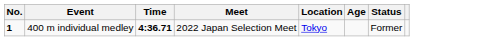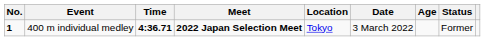+ column: (383, 12)
(236, 28) normal -> (239, 28) bold
